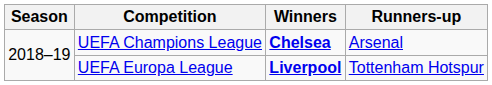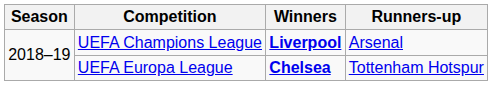(300, 42) Chelsea -> (305, 42) Liverpool
(305, 67) Liverpool -> (300, 67) Chelsea
